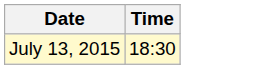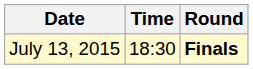+ column: (214, 19)
